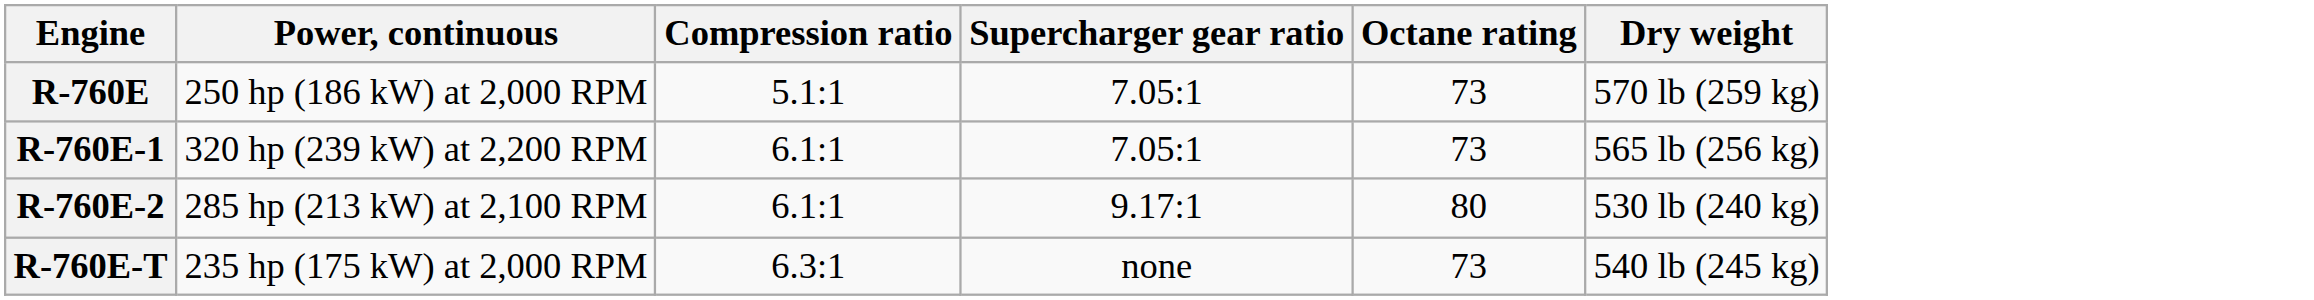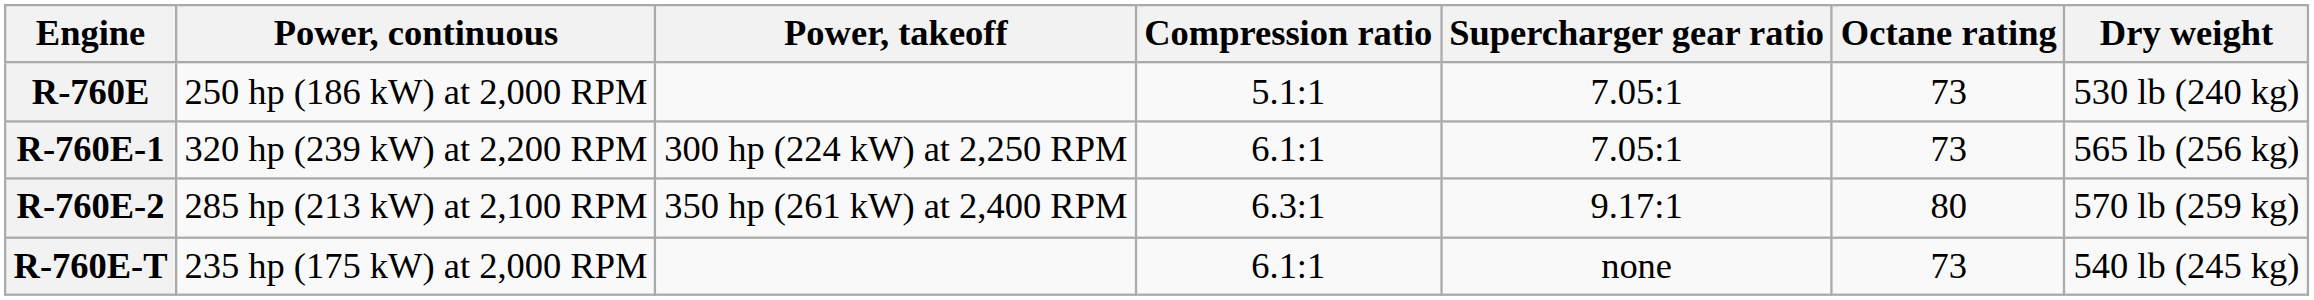+ column: (896, 33)
(1707, 91) 570 lb (259 kg) -> (2186, 91) 530 lb (240 kg)
(808, 206) 6.1:1 -> (1288, 206) 6.3:1
(1707, 206) 530 lb (240 kg) -> (2186, 206) 570 lb (259 kg)
(808, 264) 6.3:1 -> (1288, 264) 6.1:1
